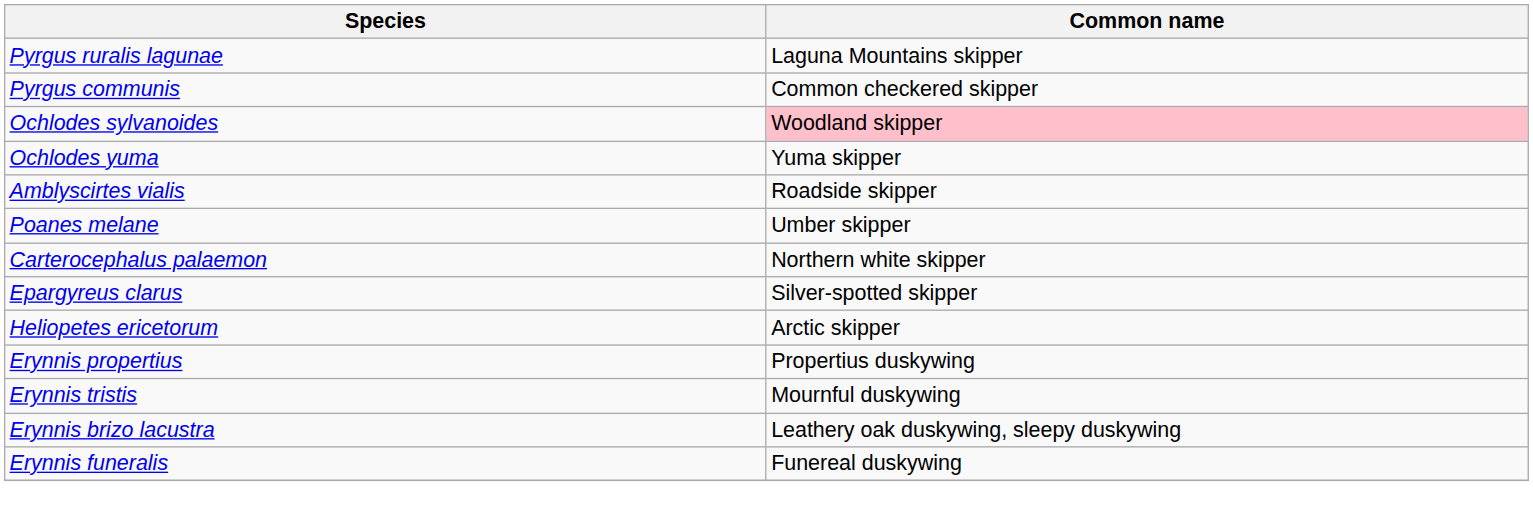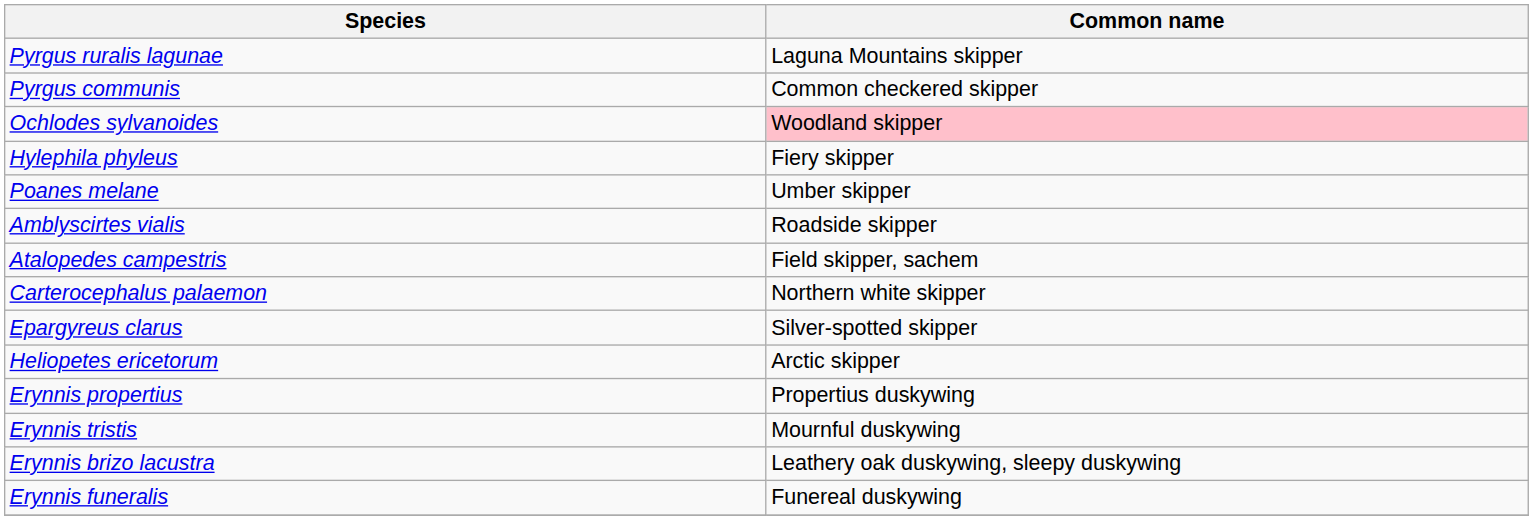- row: (84, 157)
+ row: (94, 157)
rows swapped: (84, 225) <-> (97, 191)
+ row: (118, 259)
